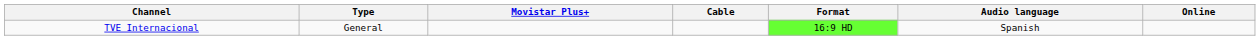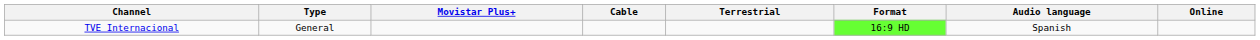+ column: (750, 12)
